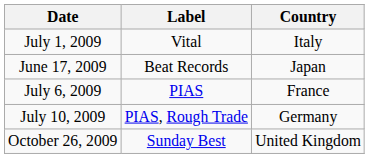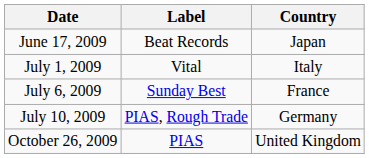rows swapped: (63, 66) <-> (63, 41)
(186, 91) PIAS -> (186, 91) Sunday Best
(186, 141) Sunday Best -> (186, 141) PIAS
